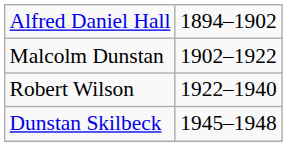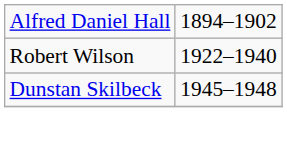- row: (87, 55)
